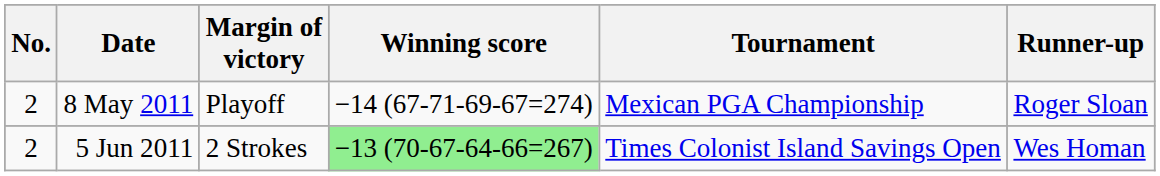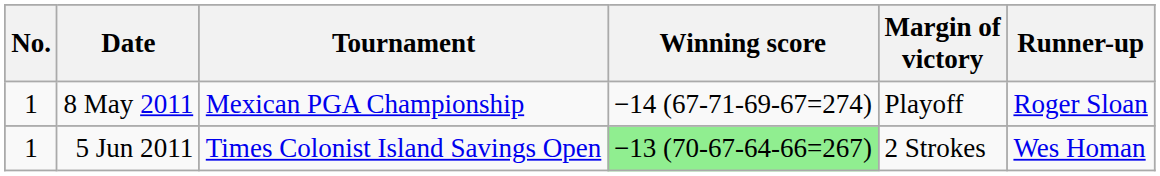columns swapped: (803, 43) <-> (264, 43)
(31, 103) 2 -> (31, 103) 1
(31, 148) 2 -> (31, 148) 1
